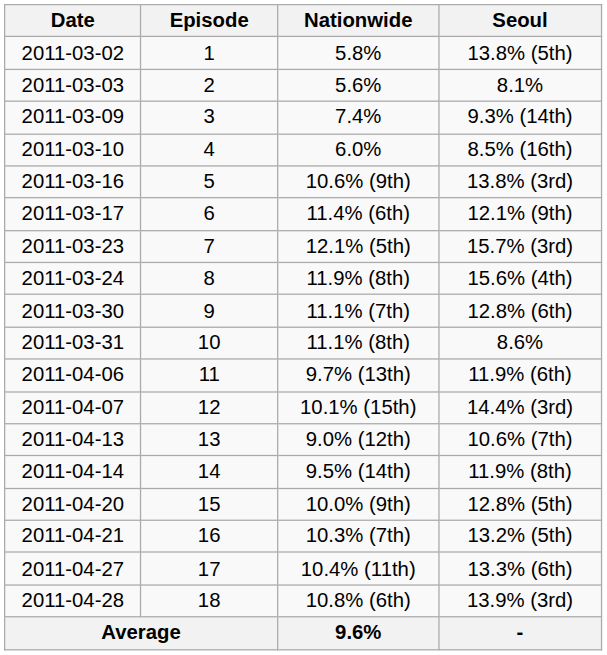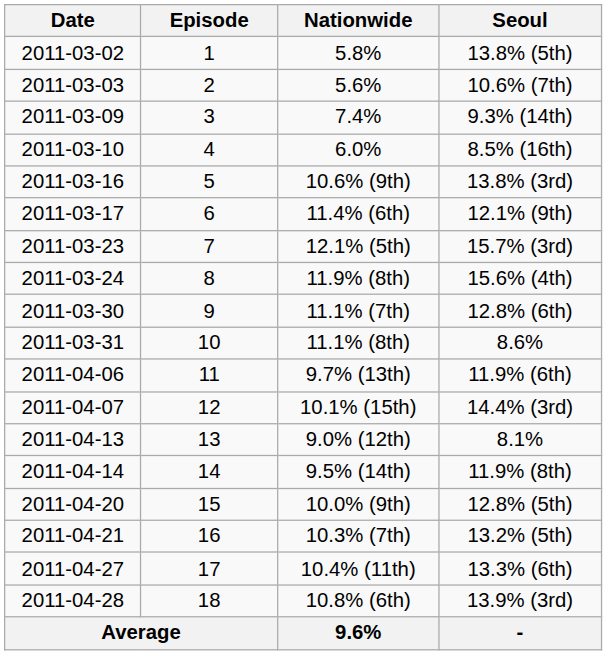(520, 85) 8.1% -> (520, 85) 10.6% (7th)
(520, 439) 10.6% (7th) -> (520, 439) 8.1%
